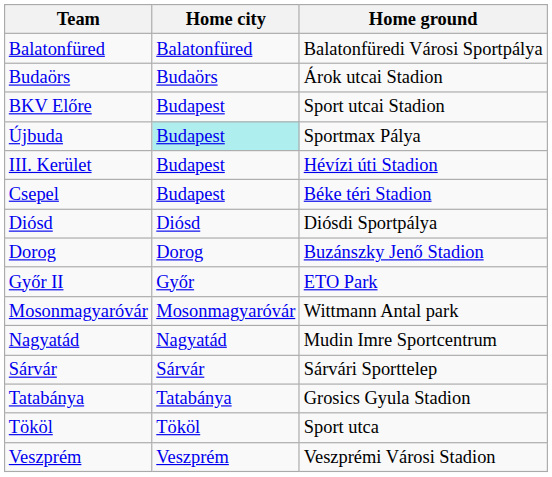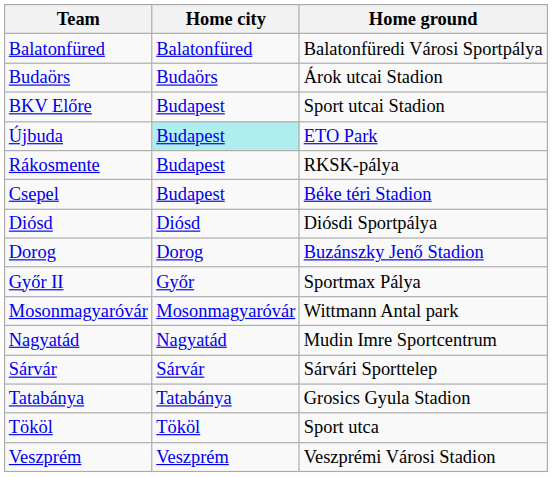(362, 135) Sportmax Pálya -> (341, 135) ETO Park
- row: (50, 164)
+ row: (54, 164)
(341, 281) ETO Park -> (362, 281) Sportmax Pálya
